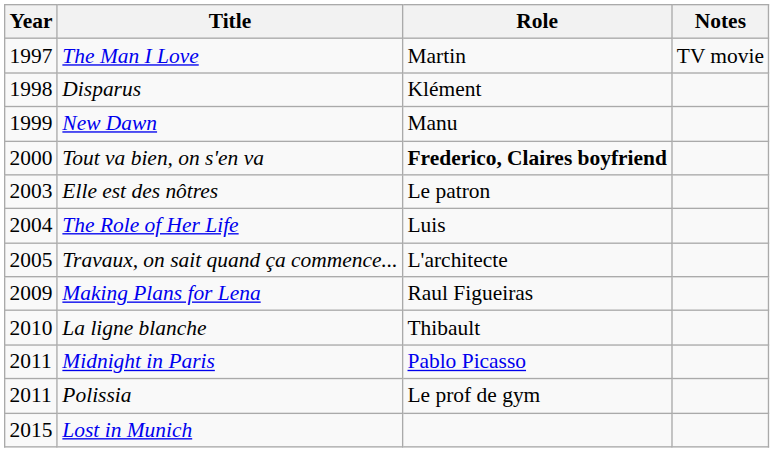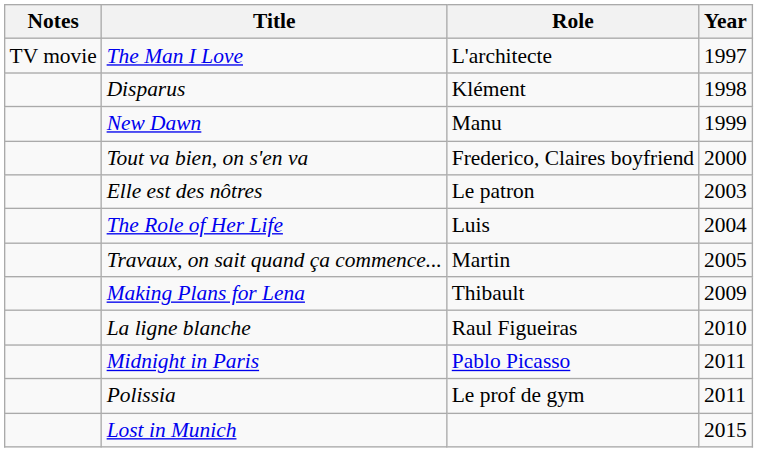columns swapped: (31, 21) <-> (720, 21)
(437, 55) Martin -> (502, 55) L'architecte
(537, 157) bold -> (573, 157) normal
(458, 259) L'architecte -> (481, 259) Martin
(470, 293) Raul Figueiras -> (488, 293) Thibault
(444, 327) Thibault -> (515, 327) Raul Figueiras
